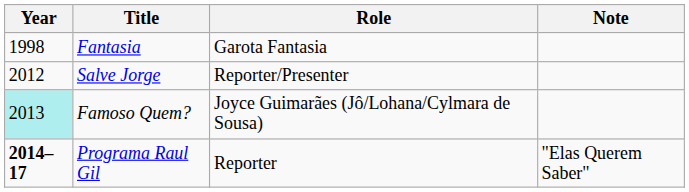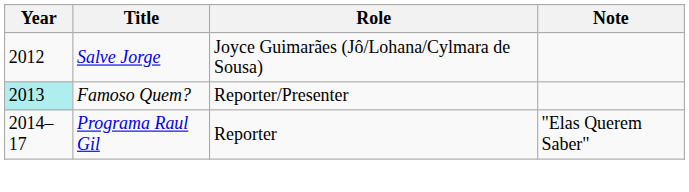- row: (109, 47)
(281, 75) Reporter/Presenter -> (362, 57) Joyce Guimarães (Jô/Lohana/Cylmara de Sousa)
(362, 114) Joyce Guimarães (Jô/Lohana/Cylmara de Sousa) -> (281, 95) Reporter/Presenter
(31, 162) bold -> (31, 134) normal
